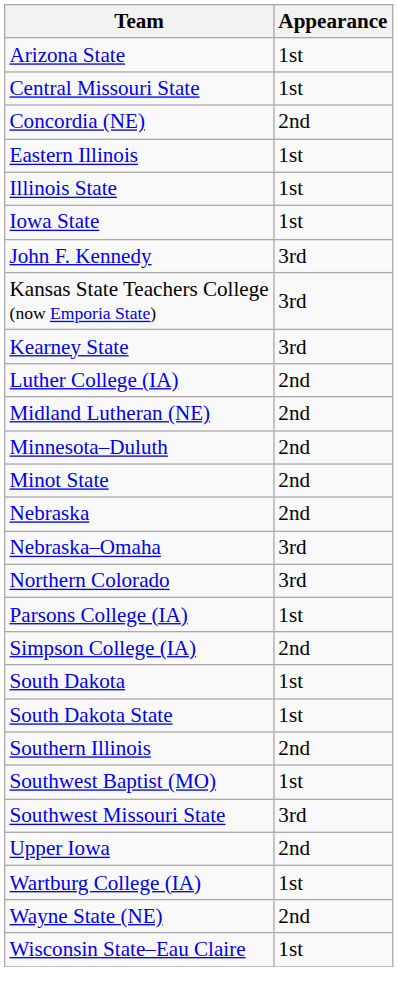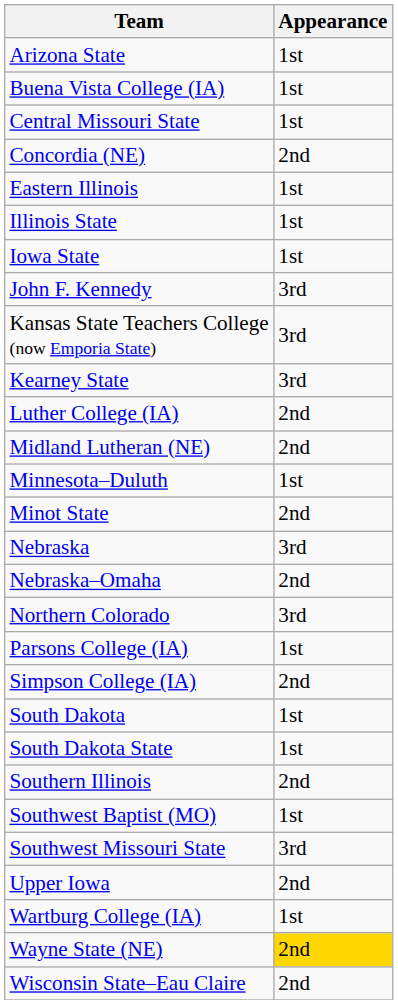+ row: (117, 88)
(294, 446) 2nd -> (291, 480) 1st
(294, 513) 2nd -> (292, 547) 3rd
(292, 547) 3rd -> (294, 580) 2nd
(294, 915) no background -> (294, 949) gold background
(291, 949) 1st -> (294, 982) 2nd
